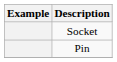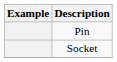rows swapped: (82, 31) <-> (82, 48)
